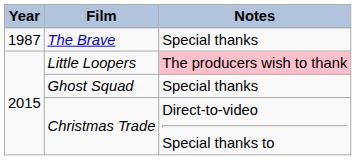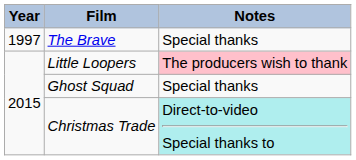(24, 40) 1987 -> (24, 40) 1997
(255, 126) no background -> (255, 126) paleturquoise background
